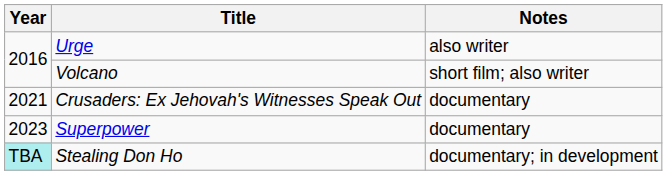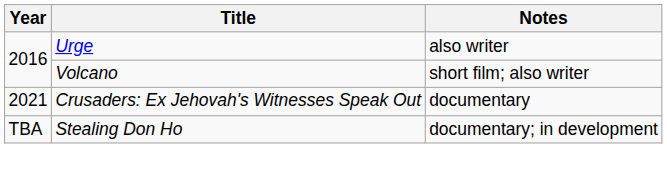- row: (102, 128)
(26, 156) paleturquoise background -> (26, 128) no background
